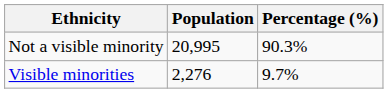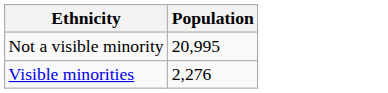- column: (320, 18)
